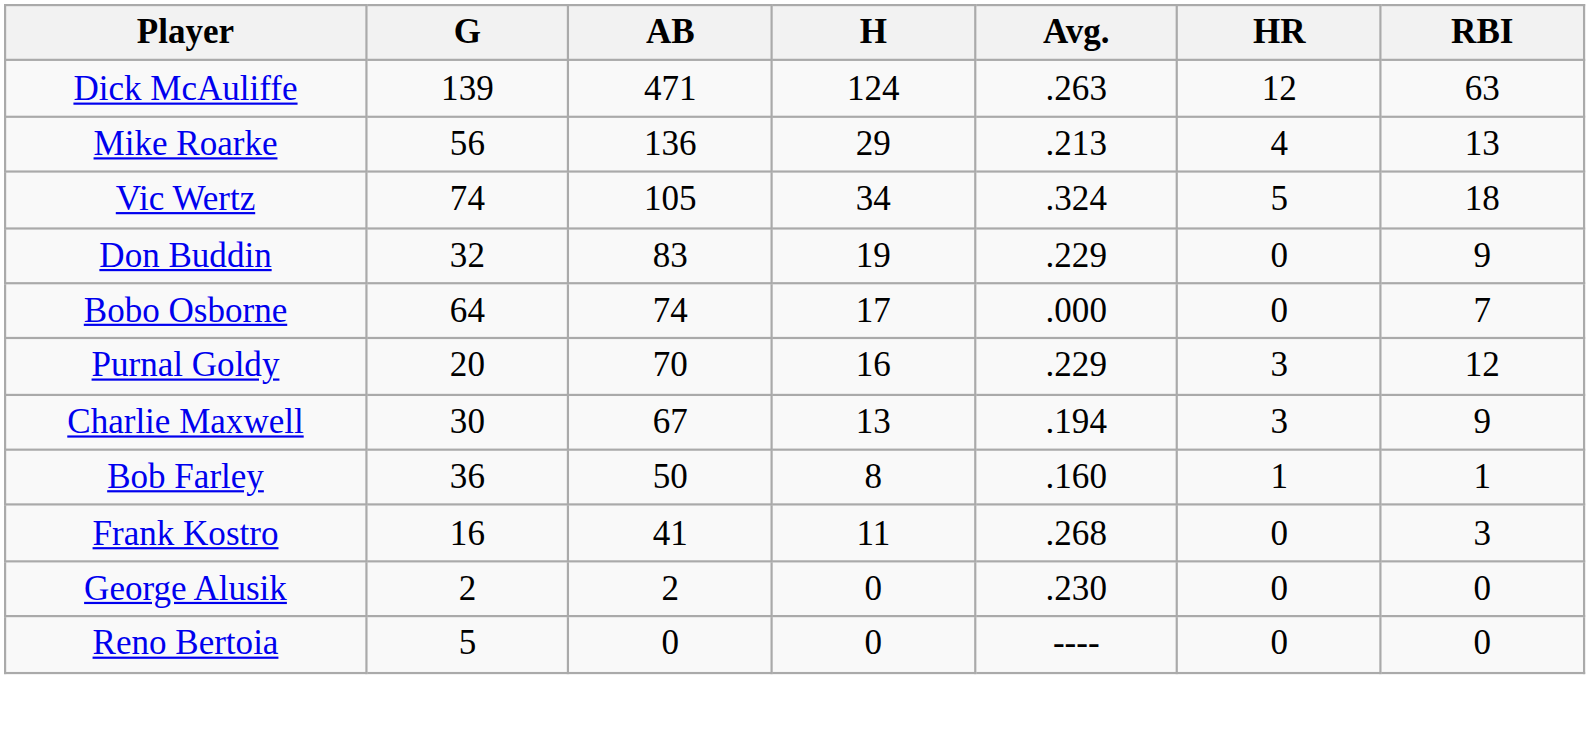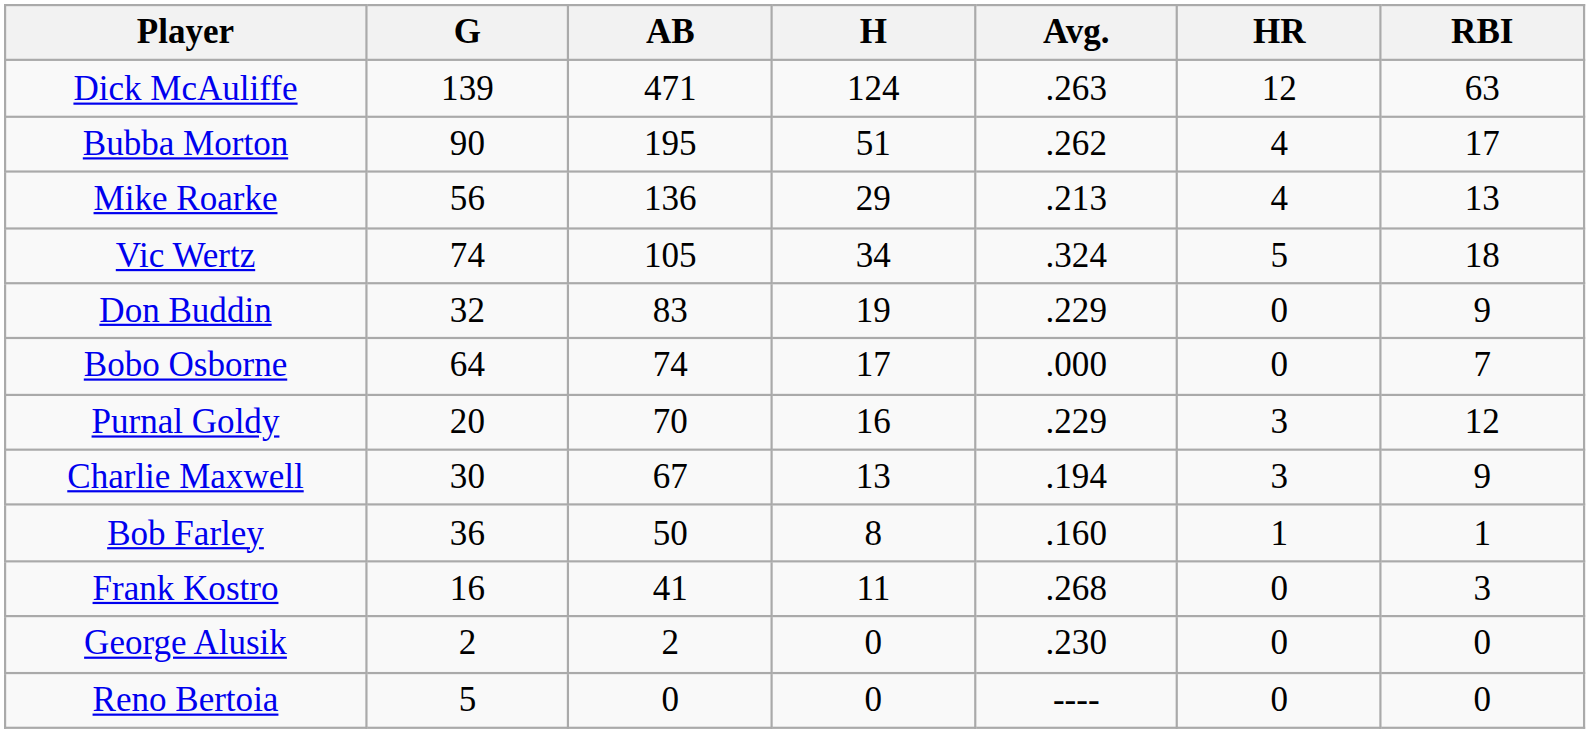+ row: (185, 143)
